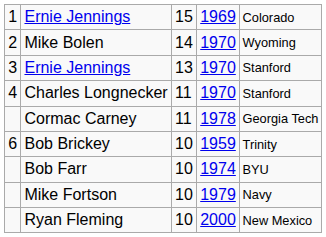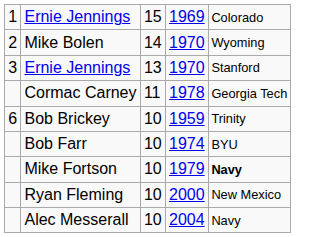- row: (96, 93)
(257, 195) normal -> (227, 169) bold
+ row: (76, 220)
